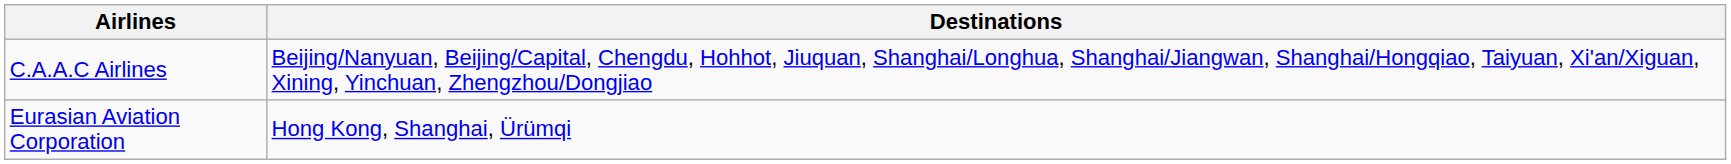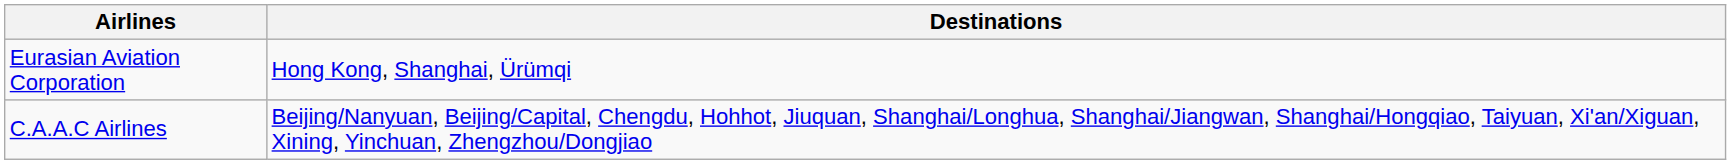rows swapped: (88, 69) <-> (95, 129)
